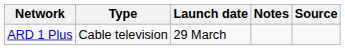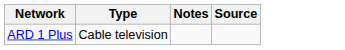- column: (211, 14)
